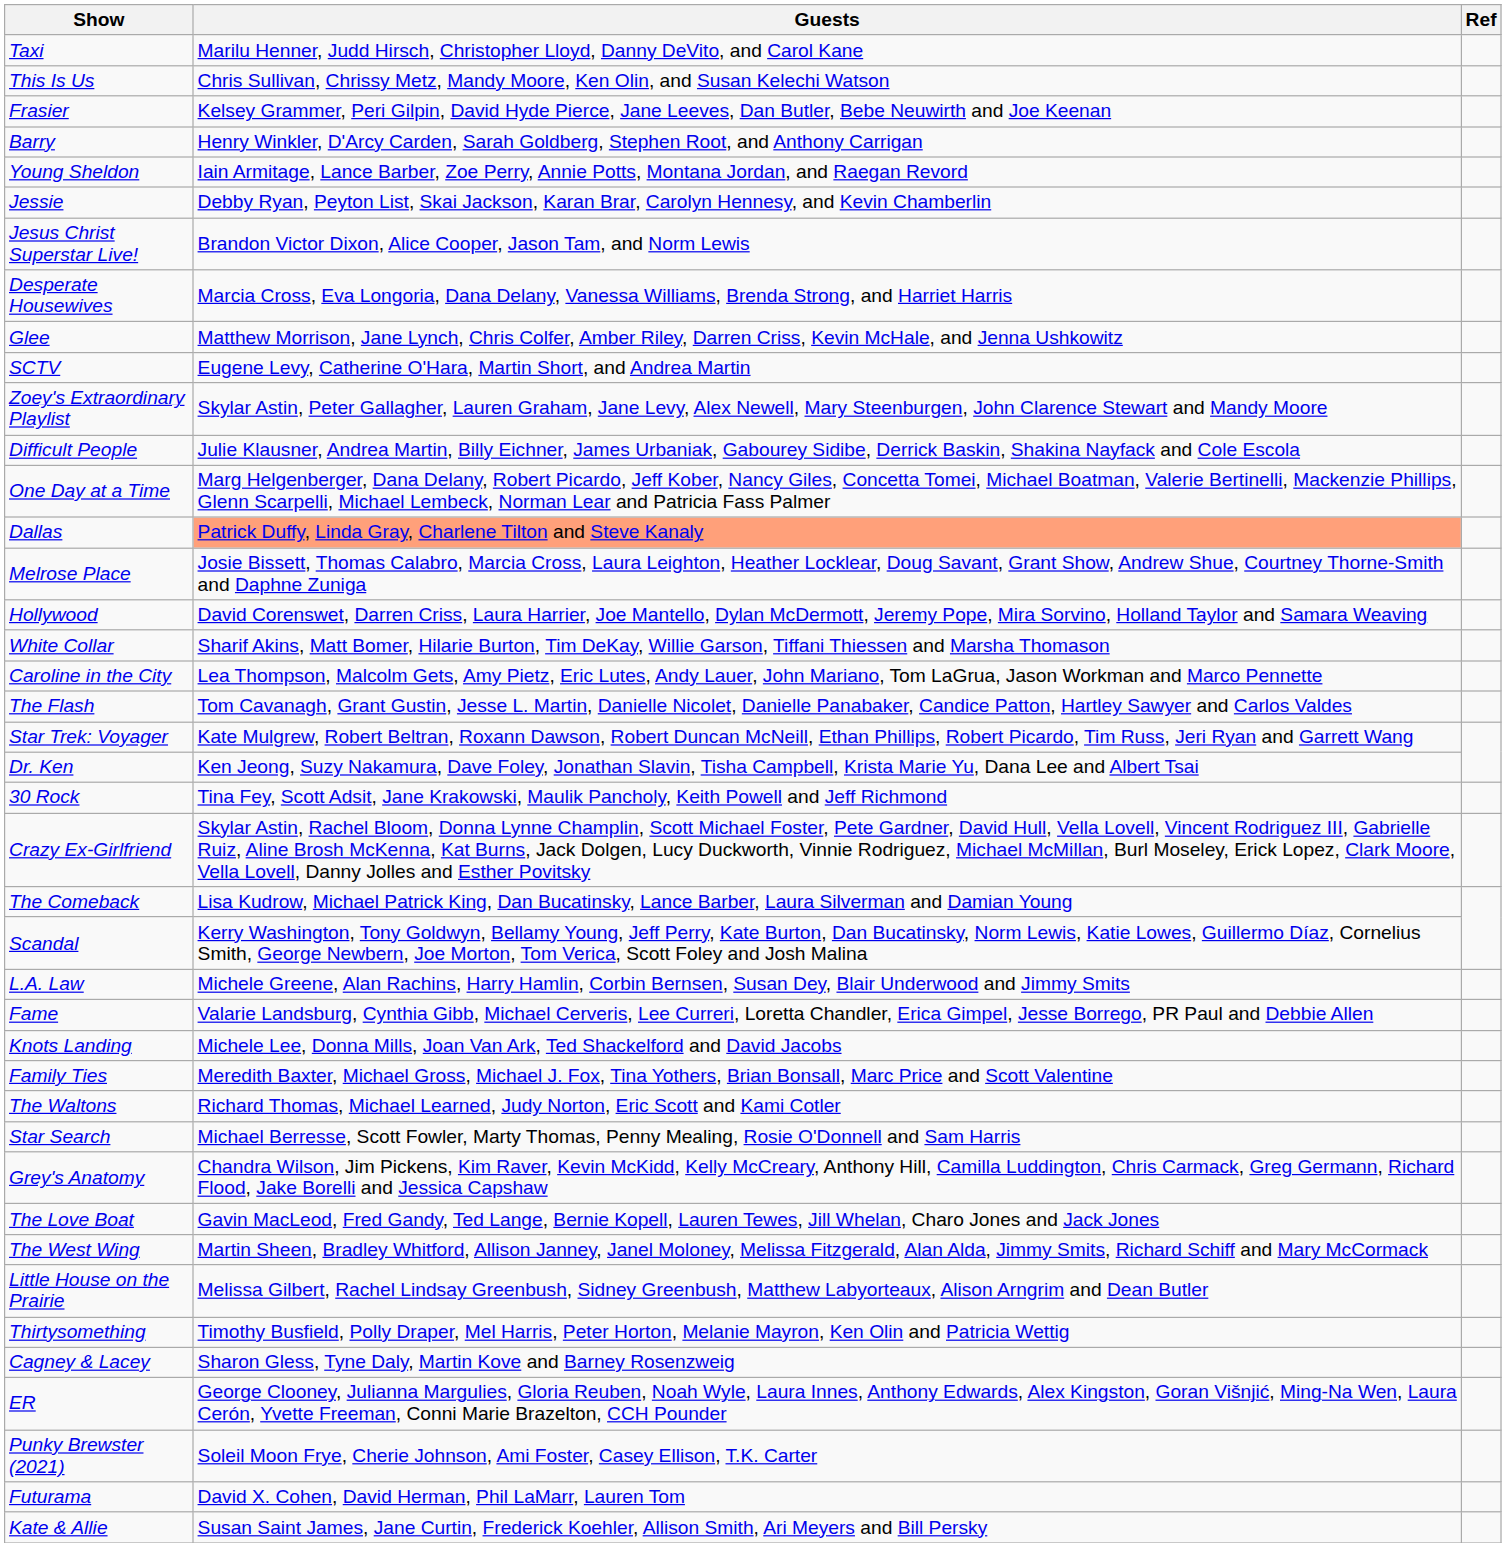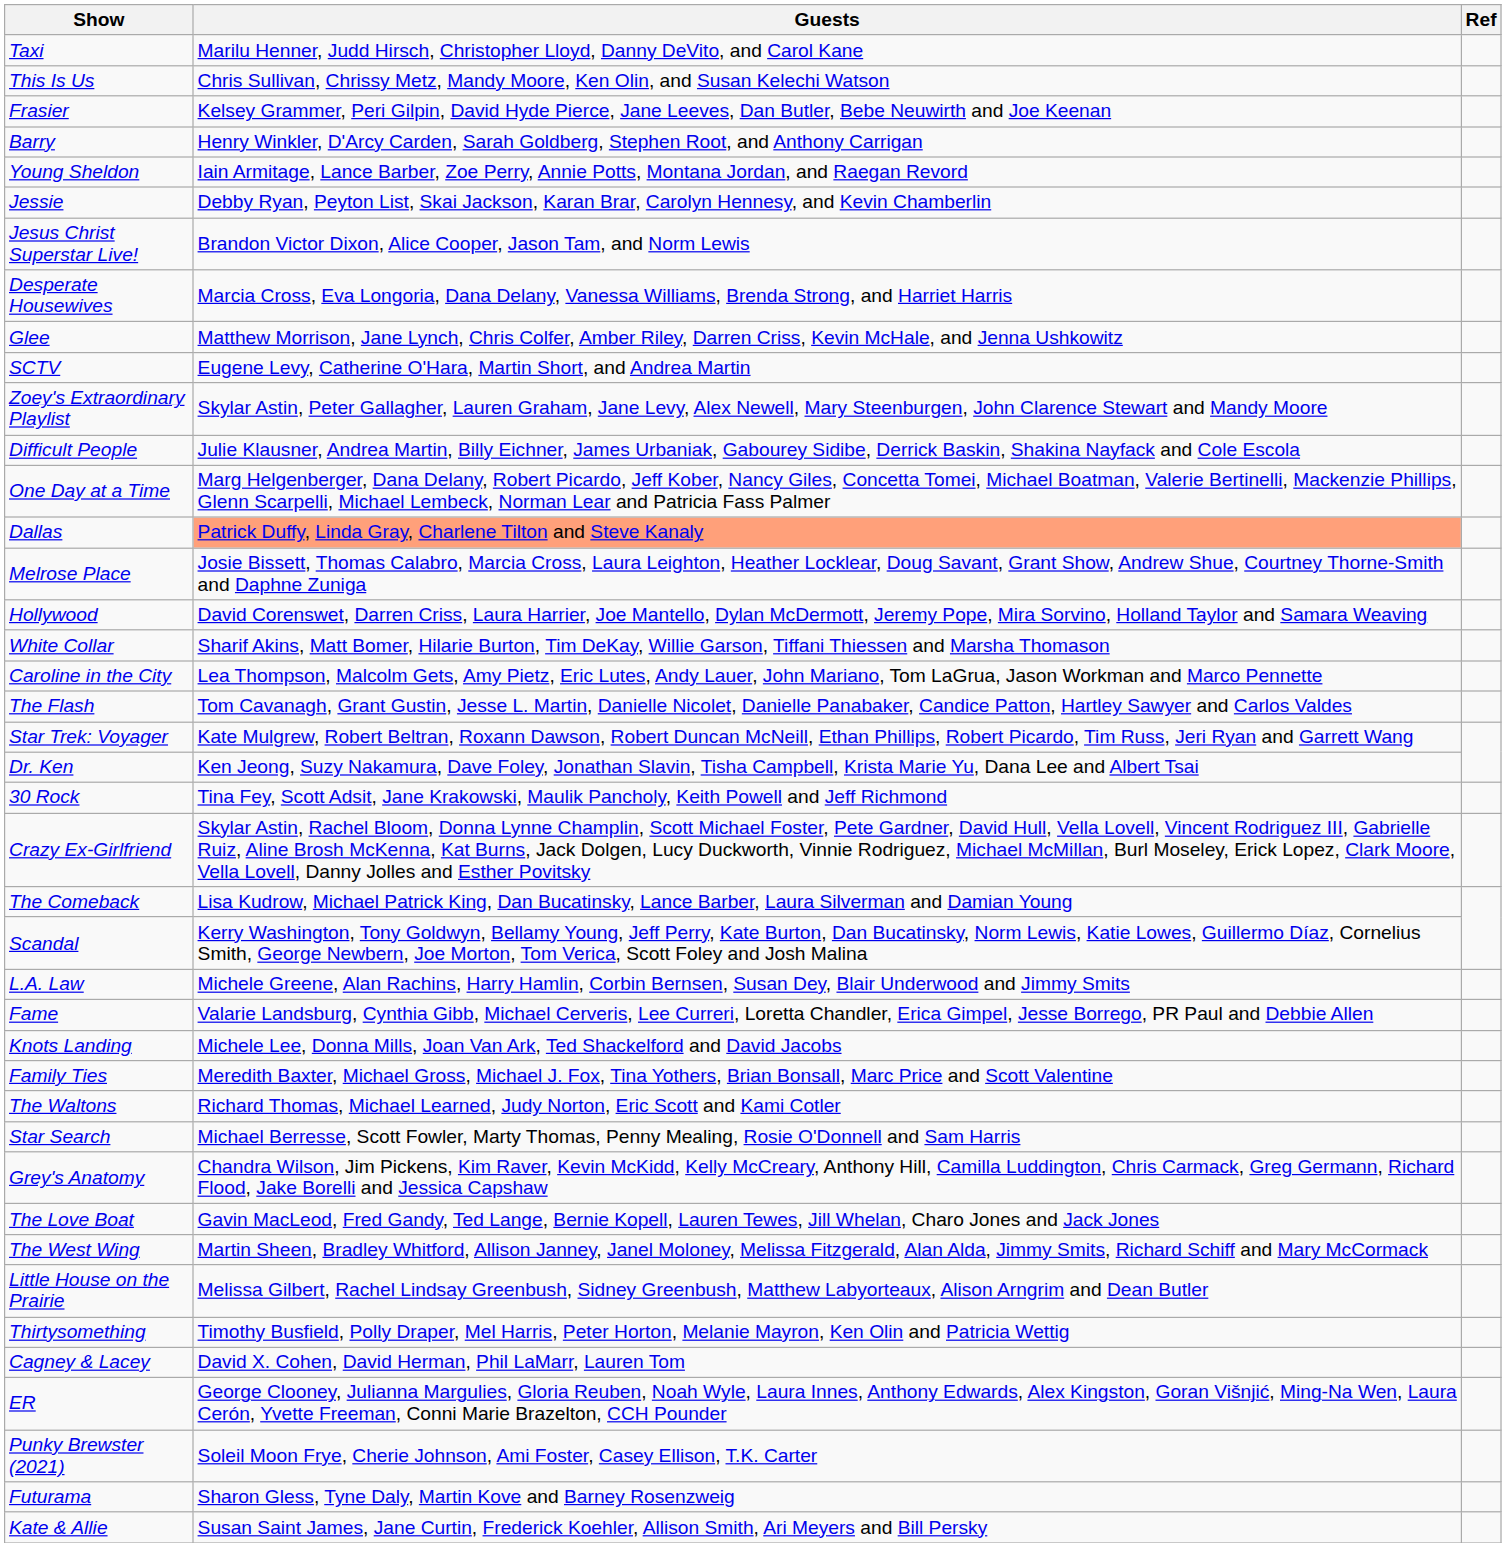(466, 1362) Sharon Gless, Tyne Daly, Martin Kove and Barney Rosenzweig -> (441, 1362) David X. Cohen, David Herman, Phil LaMarr, Lauren Tom
(441, 1496) David X. Cohen, David Herman, Phil LaMarr, Lauren Tom -> (466, 1496) Sharon Gless, Tyne Daly, Martin Kove and Barney Rosenzweig
